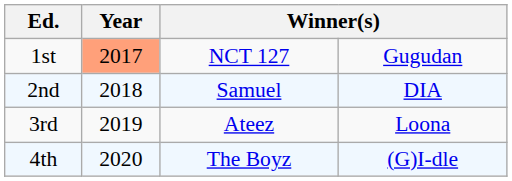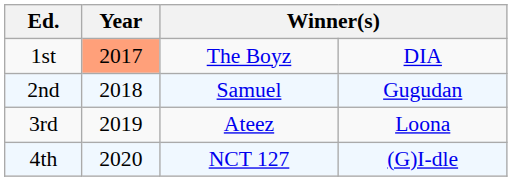(249, 55) NCT 127 -> (249, 55) The Boyz
(423, 55) Gugudan -> (423, 55) DIA
(423, 90) DIA -> (423, 90) Gugudan
(249, 158) The Boyz -> (249, 158) NCT 127
